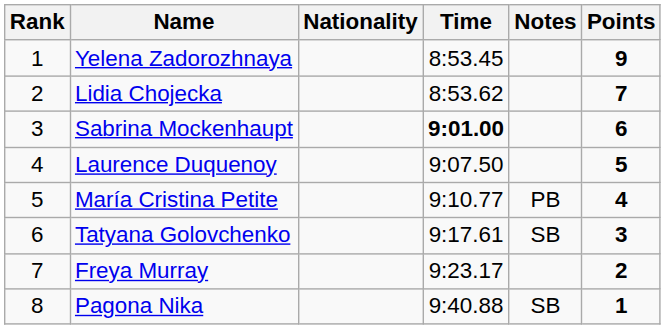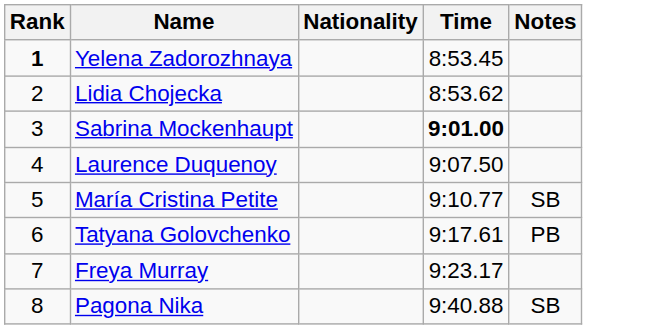- column: (621, 22)
(37, 57) normal -> (37, 57) bold
(545, 199) PB -> (545, 199) SB
(545, 235) SB -> (545, 235) PB
